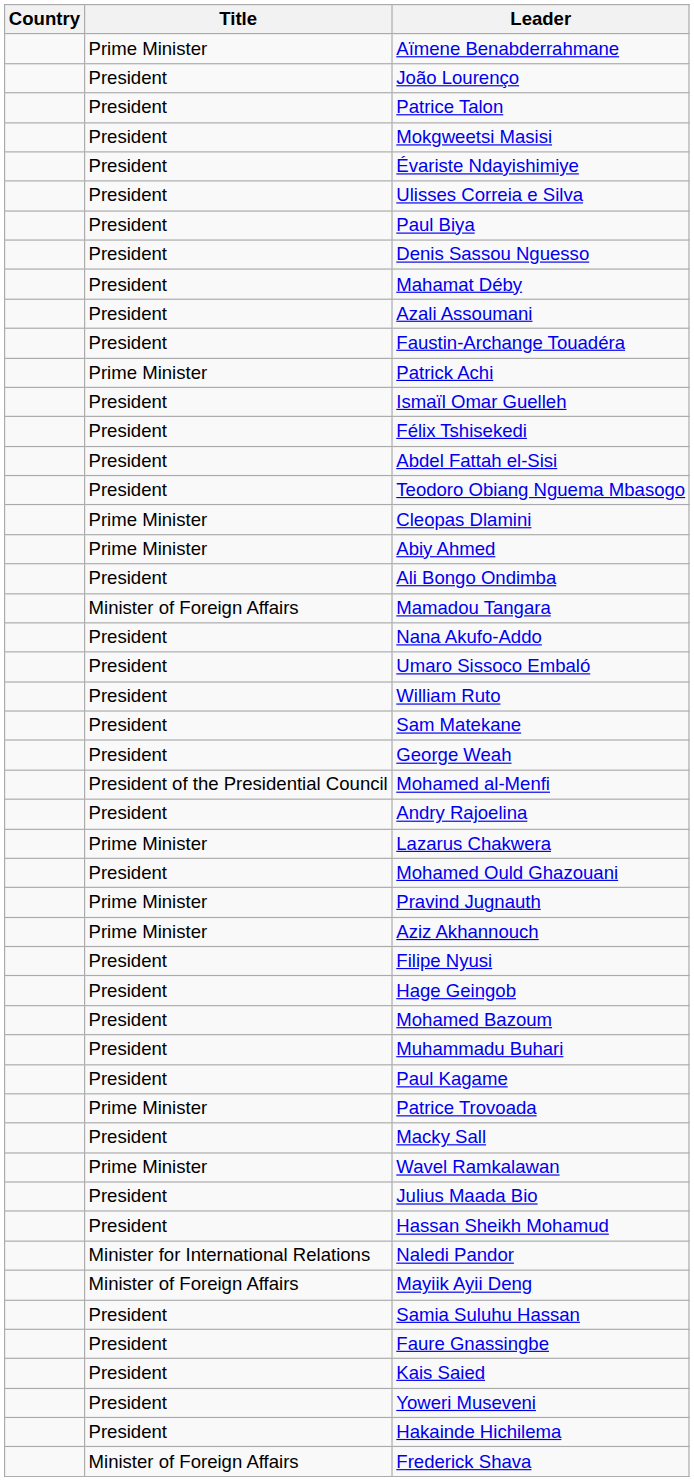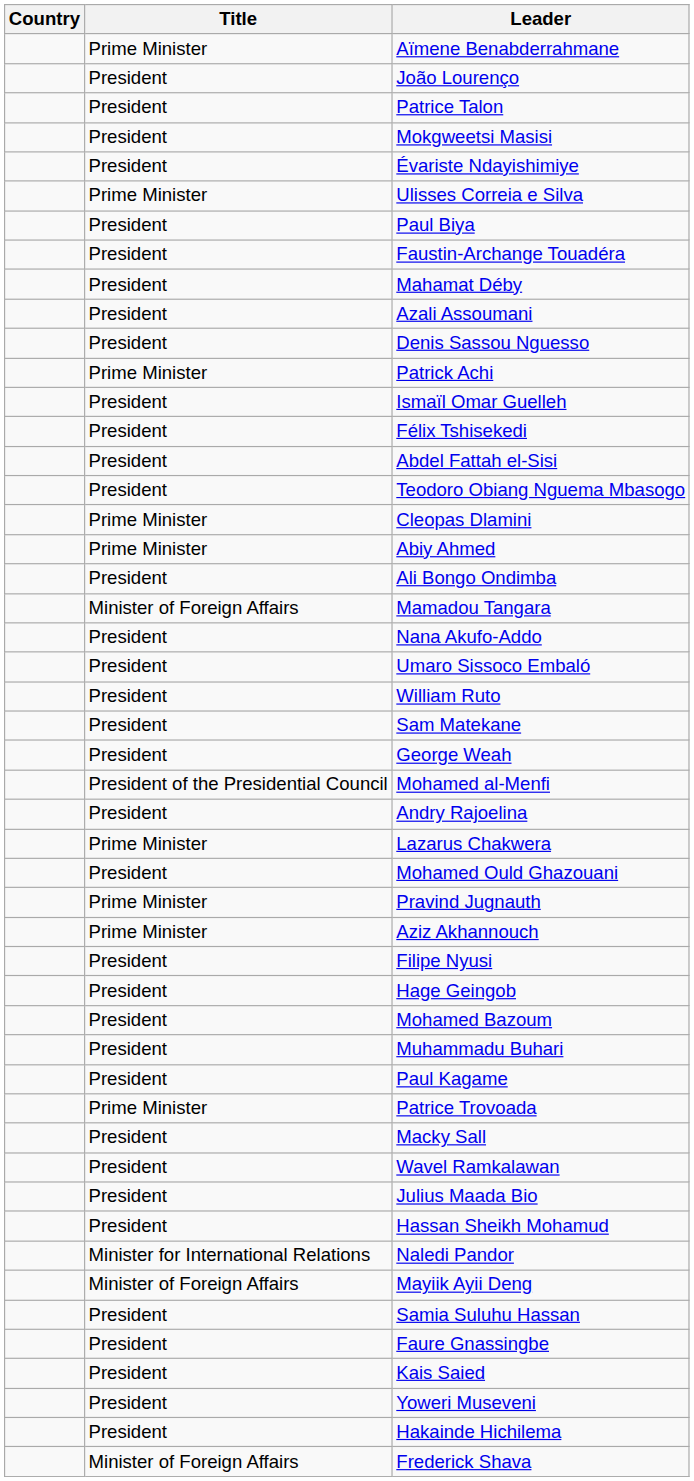(128, 195) President -> (148, 195) Prime Minister
rows swapped: (511, 343) <-> (493, 254)
(148, 1167) Prime Minister -> (128, 1167) President
